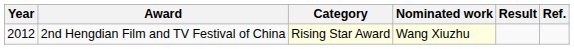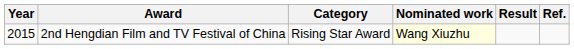(21, 34) 2012 -> (21, 34) 2015
(341, 34) lightyellow background -> (341, 34) no background
